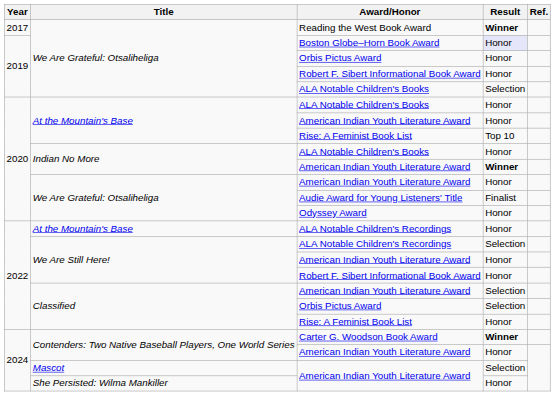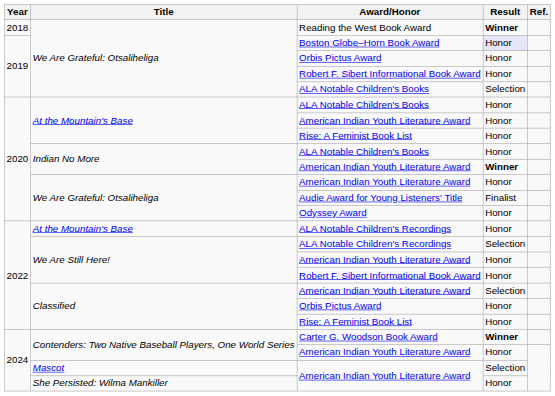(17, 27) 2017 -> (17, 27) 2018
(500, 136) Top 10 -> (498, 136) Honor
(505, 306) Selection -> (498, 306) Honor
